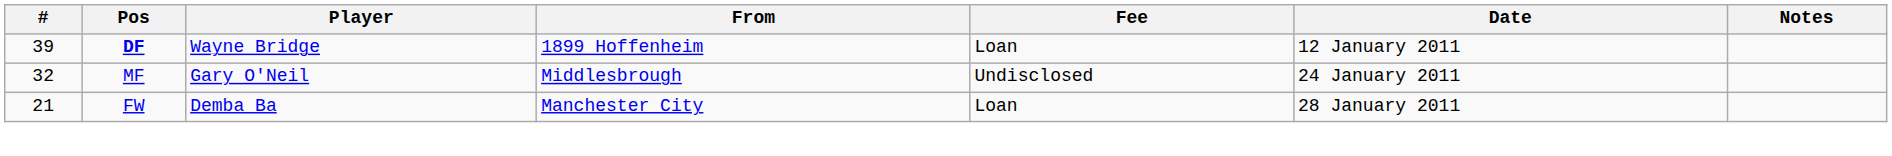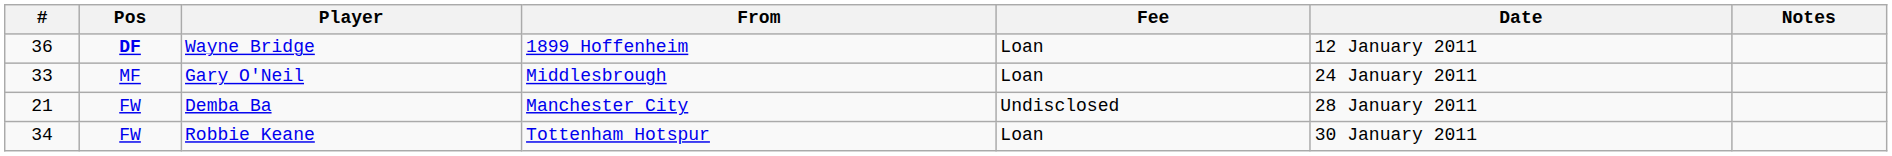(43, 49) 39 -> (42, 49) 36
(43, 78) 32 -> (42, 78) 33
(1034, 78) Undisclosed -> (1022, 78) Loan
(996, 107) Loan -> (1060, 107) Undisclosed
+ row: (250, 136)
